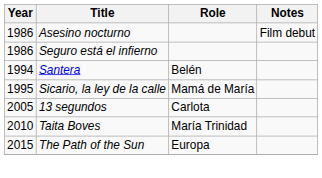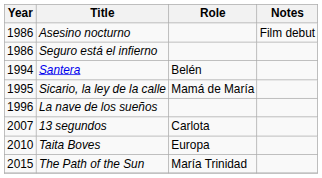+ row: (98, 107)
(20, 107) 2005 -> (20, 126) 2007
(209, 126) María Trinidad -> (190, 145) Europa
(190, 145) Europa -> (209, 164) María Trinidad
